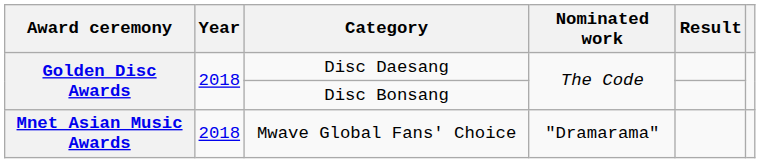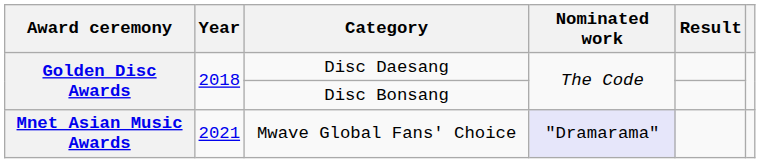(219, 133) 2018 -> (219, 133) 2021
(602, 133) no background -> (602, 133) lavender background
